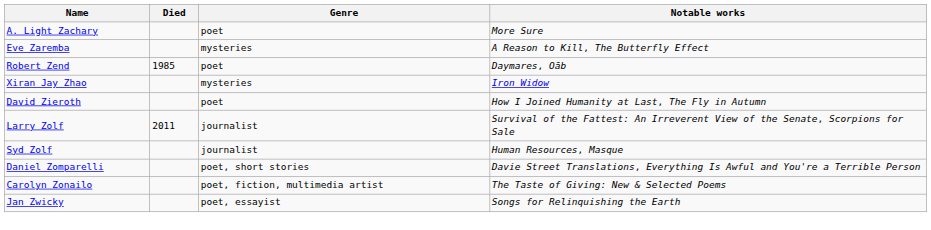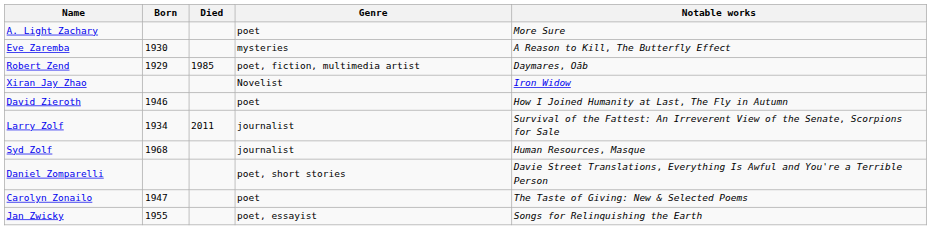+ column: (166, 13)
(212, 66) poet -> (329, 66) poet, fiction, multimedia artist
(226, 83) mysteries -> (260, 83) Novelist
(292, 185) poet, fiction, multimedia artist -> (249, 198) poet
